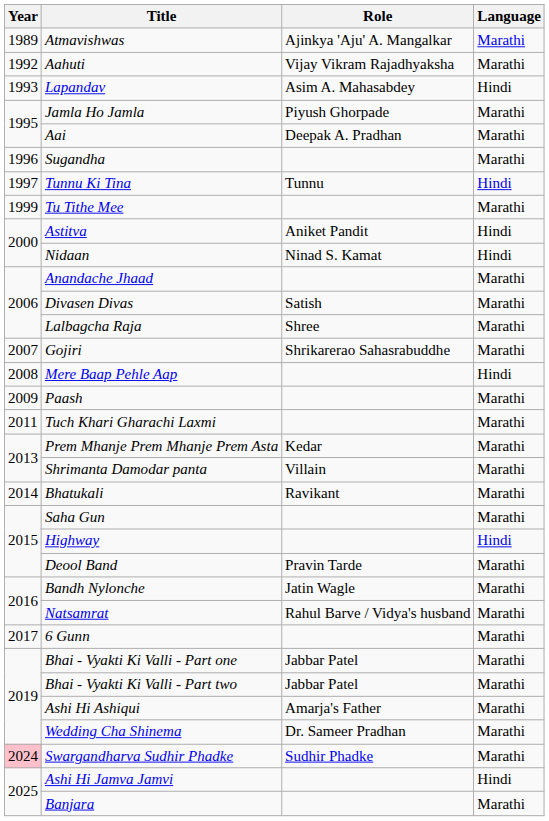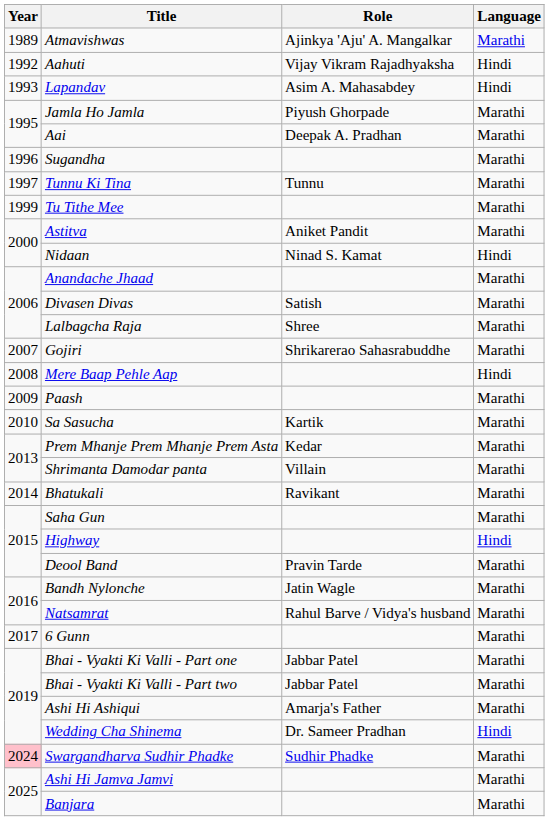(501, 64) Marathi -> (494, 64) Hindi
(494, 183) Hindi -> (501, 183) Marathi
(494, 231) Hindi -> (501, 231) Marathi
+ row: (79, 421)
- row: (130, 421)
(501, 732) Marathi -> (494, 732) Hindi
(494, 779) Hindi -> (501, 779) Marathi
